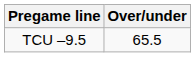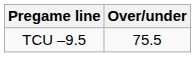(147, 39) 65.5 -> (147, 39) 75.5
